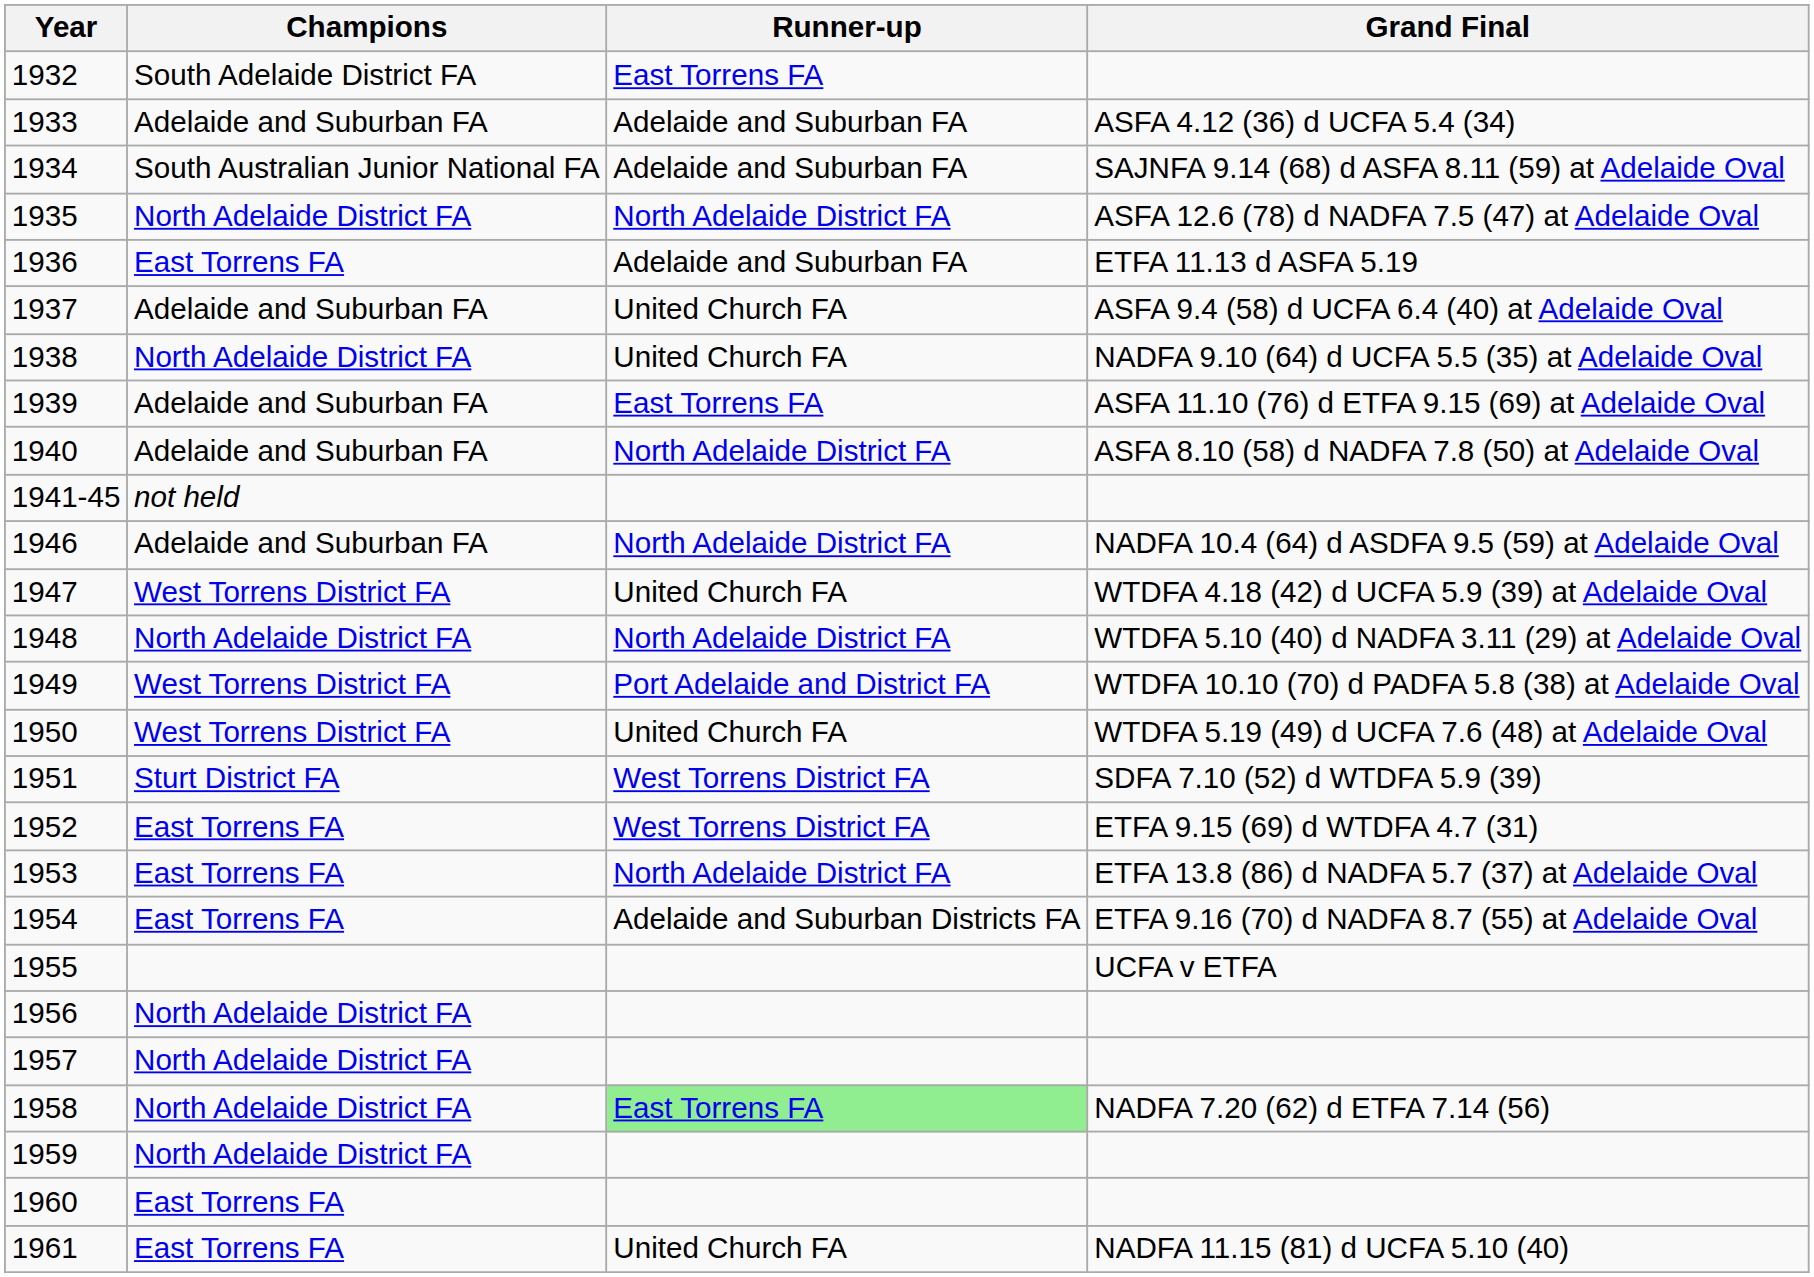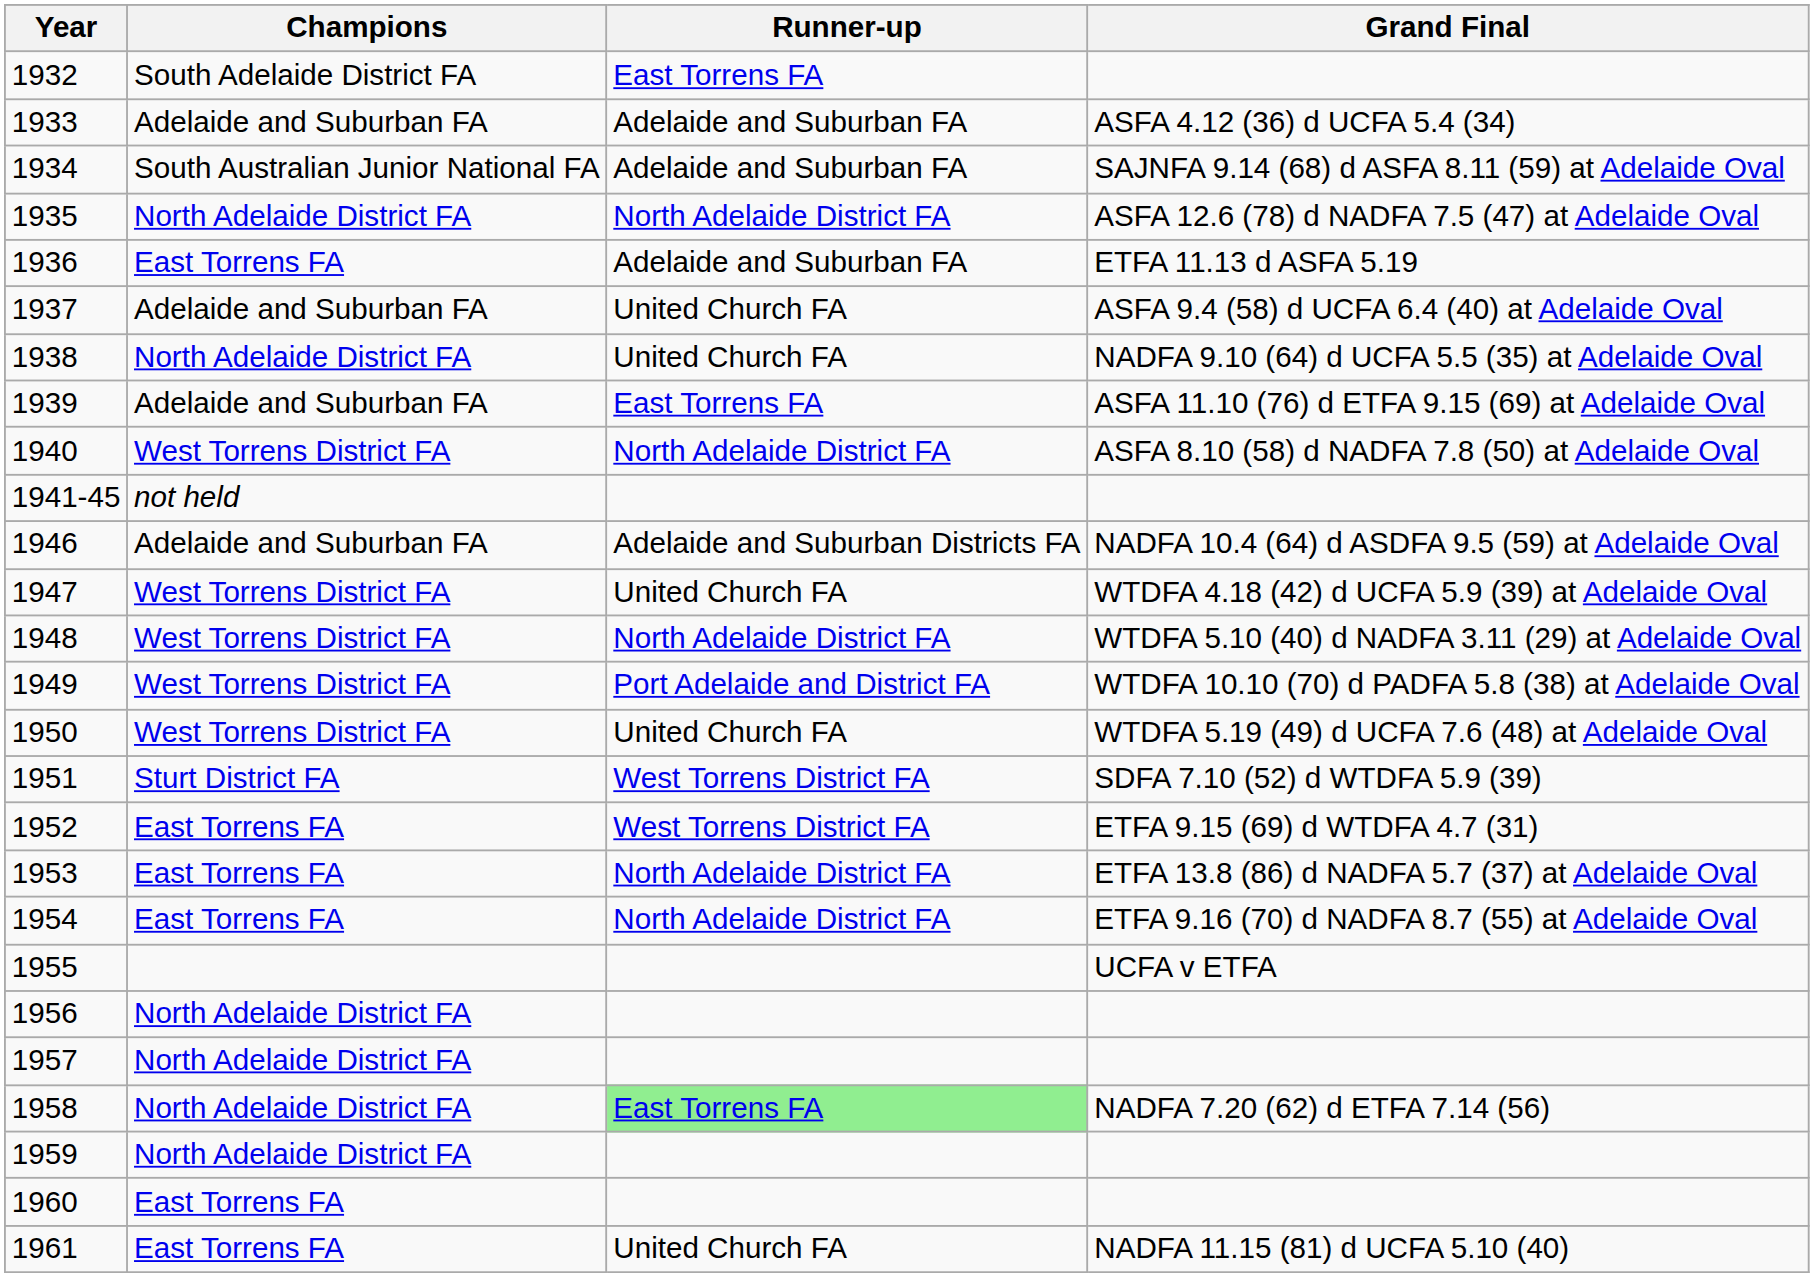(311, 450) Adelaide and Suburban FA -> (292, 450) West Torrens District FA
(782, 544) North Adelaide District FA -> (847, 544) Adelaide and Suburban Districts FA
(303, 638) North Adelaide District FA -> (292, 638) West Torrens District FA
(847, 919) Adelaide and Suburban Districts FA -> (782, 919) North Adelaide District FA
